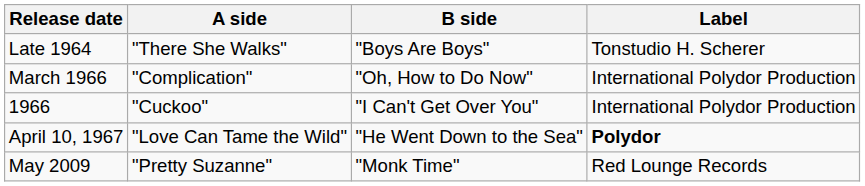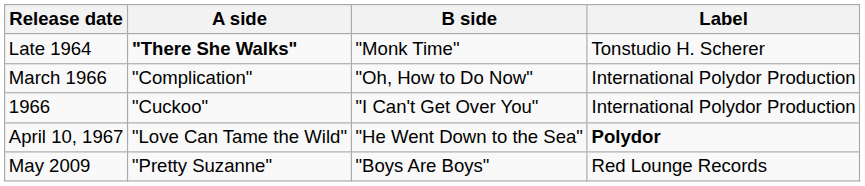(209, 48) normal -> (215, 48) bold
(422, 48) "Boys Are Boys" -> (408, 48) "Monk Time"
(408, 166) "Monk Time" -> (422, 166) "Boys Are Boys"
